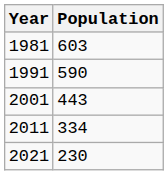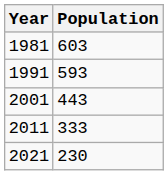(73, 74) 590 -> (73, 74) 593
(73, 129) 334 -> (73, 129) 333
